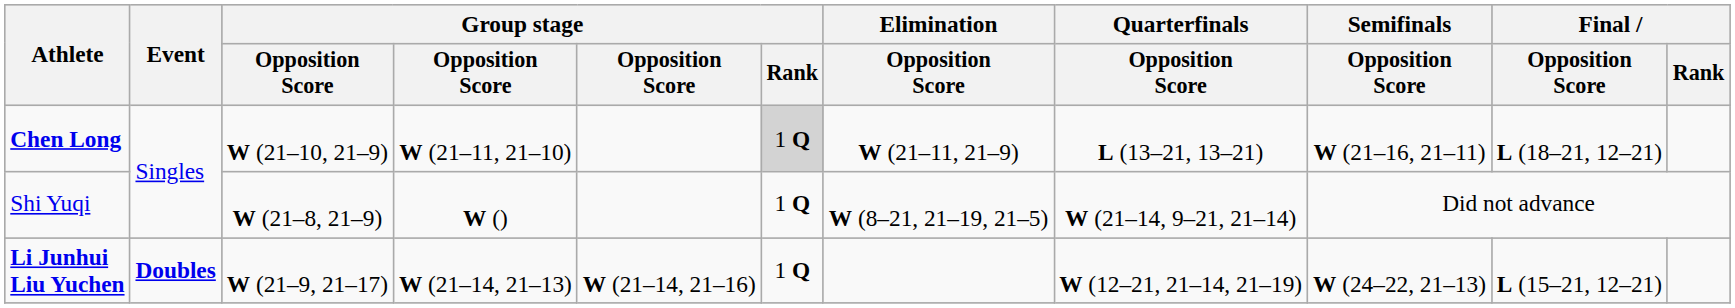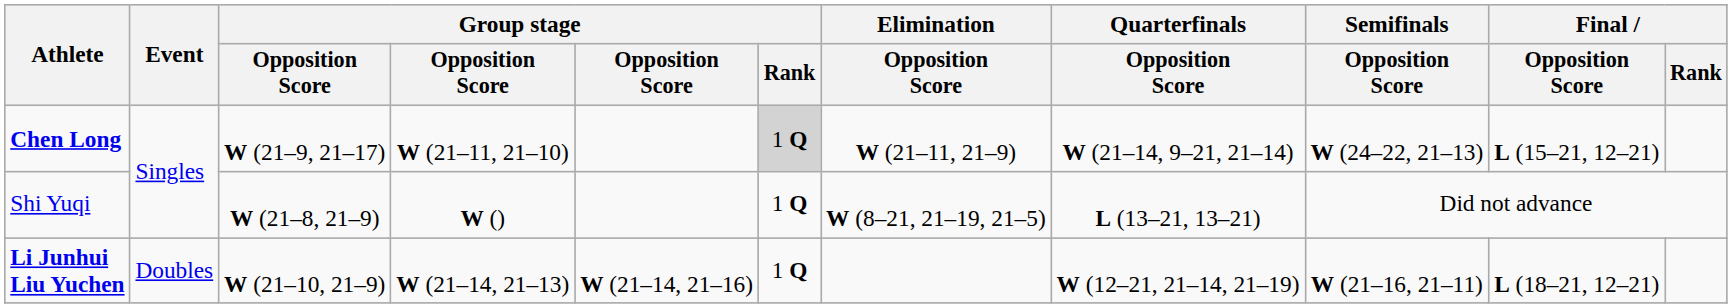(307, 152) W (21–10, 21–9) -> (305, 152) W (21–9, 21–17)
(1181, 152) L (13–21, 13–21) -> (1178, 152) W (21–14, 9–21, 21–14)
(1399, 152) W (21–16, 21–11) -> (1397, 152) W (24–22, 21–13)
(1579, 152) L (18–21, 12–21) -> (1577, 152) L (15–21, 12–21)
(1181, 218) W (21–14, 9–21, 21–14) -> (1178, 218) L (13–21, 13–21)
(176, 270) bold -> (174, 270) normal
(307, 284) W (21–9, 21–17) -> (305, 284) W (21–10, 21–9)
(1399, 284) W (24–22, 21–13) -> (1397, 284) W (21–16, 21–11)
(1579, 284) L (15–21, 12–21) -> (1577, 284) L (18–21, 12–21)
